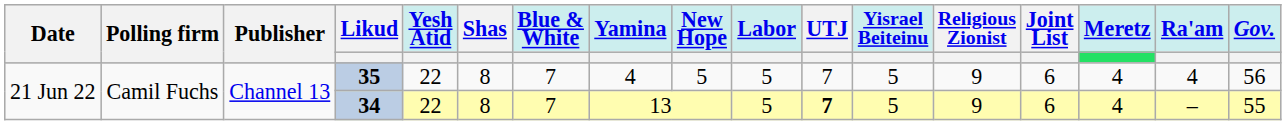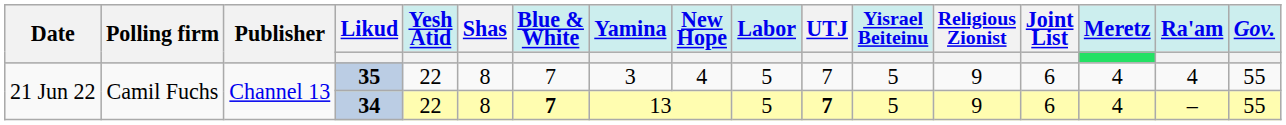(630, 77) 4 -> (630, 77) 3
(702, 77) 5 -> (702, 77) 4
(1254, 77) 56 -> (1254, 77) 55
(551, 106) normal -> (551, 106) bold
